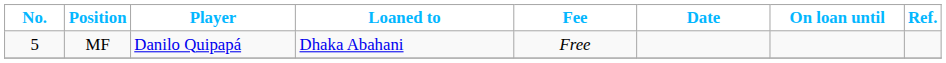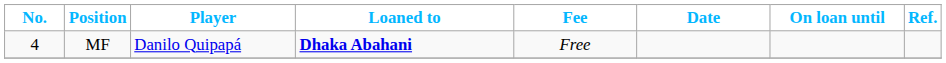(35, 44) 5 -> (35, 44) 4
(352, 44) normal -> (356, 44) bold
